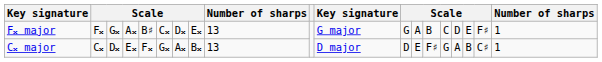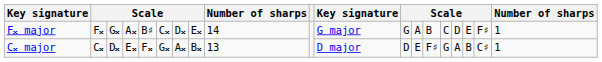(213, 30) 13 -> (213, 30) 14
